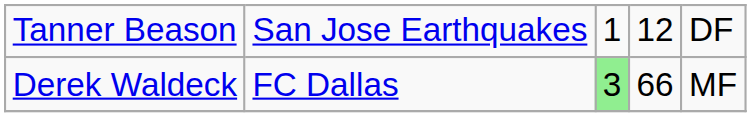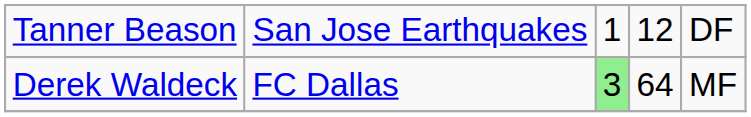(655, 83) 66 -> (655, 83) 64
